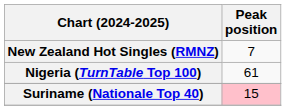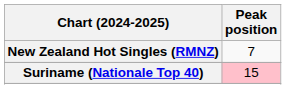- row: (113, 72)
